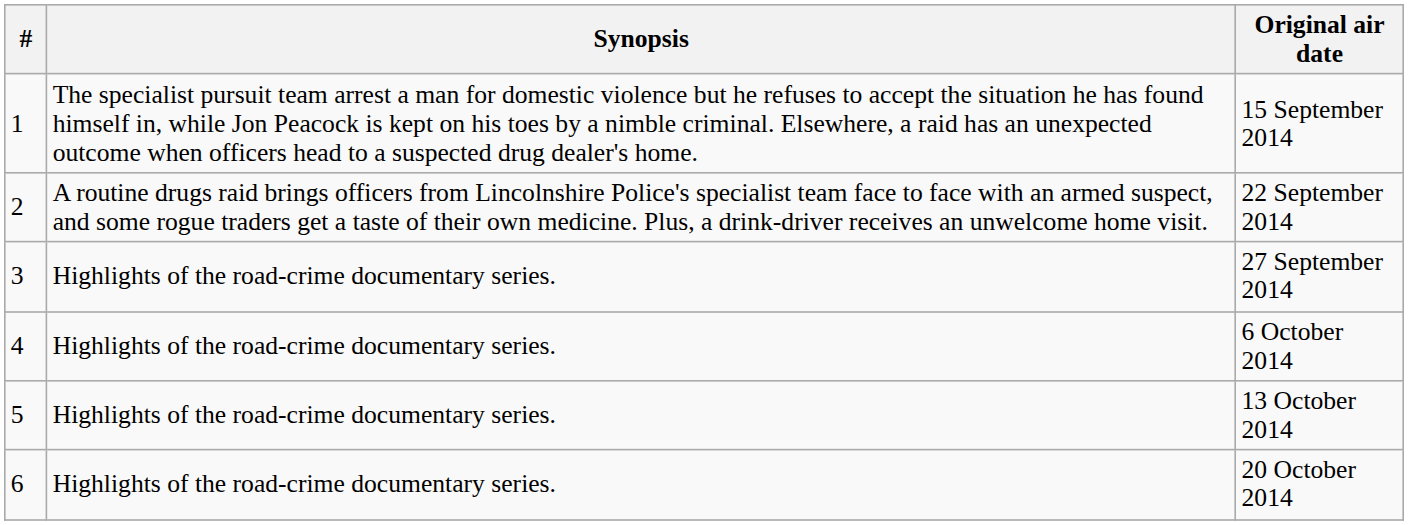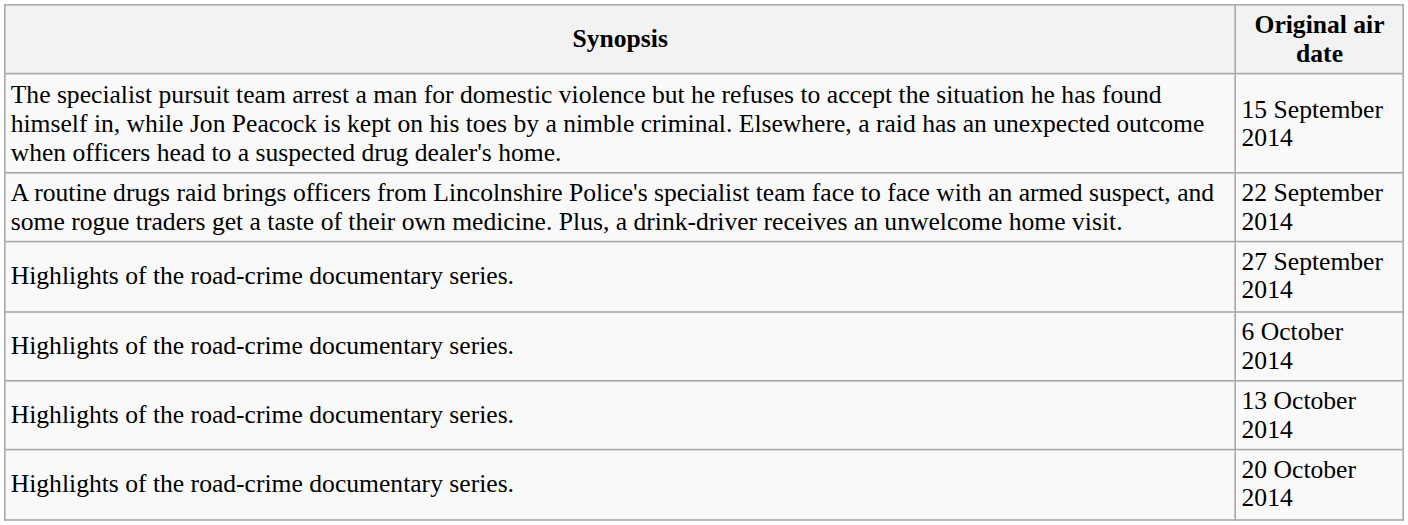- column: (26, 39)
